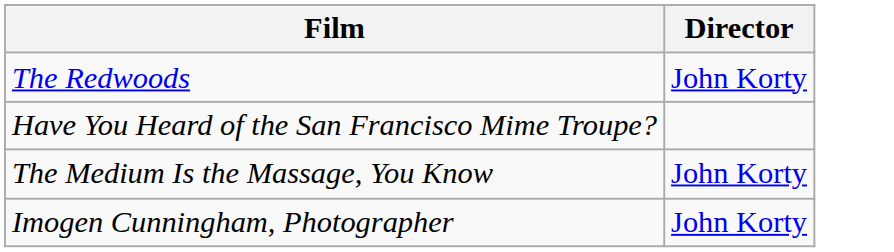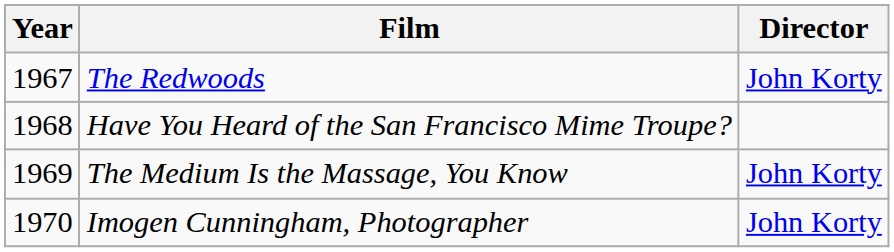+ column: (42, 28)
